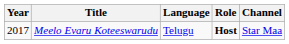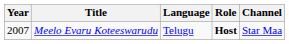(18, 30) 2017 -> (18, 30) 2007
